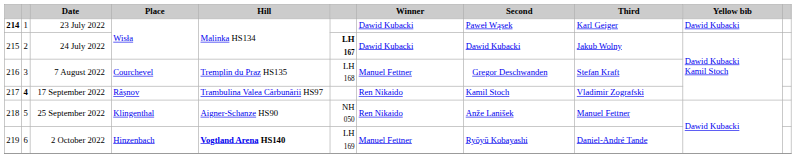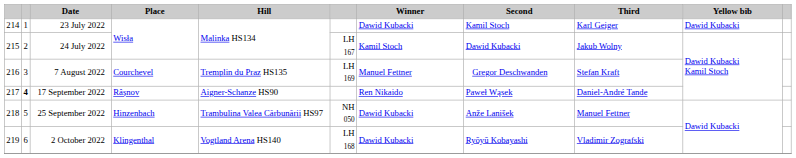(13, 25) bold -> (13, 25) normal
(489, 25) Paweł Wąsek -> (487, 25) Kamil Stoch
(348, 45) bold -> (349, 45) normal
(386, 45) Dawid Kubacki -> (380, 45) Kamil Stoch
(349, 72) LH 168 -> (349, 72) LH 169
(262, 92) Trambulina Valea Cărbunării HS97 -> (239, 92) Aigner-Schanze HS90
(487, 92) Kamil Stoch -> (489, 92) Paweł Wąsek
(610, 92) Vladimir Zografski -> (612, 92) Daniel-André Tande
(134, 113) Klingenthal -> (134, 113) Hinzenbach
(239, 113) Aigner-Schanze HS90 -> (262, 113) Trambulina Valea Cărbunării HS97
(381, 113) Ren Nikaido -> (386, 113) Dawid Kubacki
(134, 139) Hinzenbach -> (134, 139) Klingenthal
(243, 139) bold -> (241, 139) normal
(349, 139) LH 169 -> (349, 139) LH 168
(385, 139) Manuel Fettner -> (386, 139) Dawid Kubacki
(612, 139) Daniel-André Tande -> (610, 139) Vladimir Zografski
